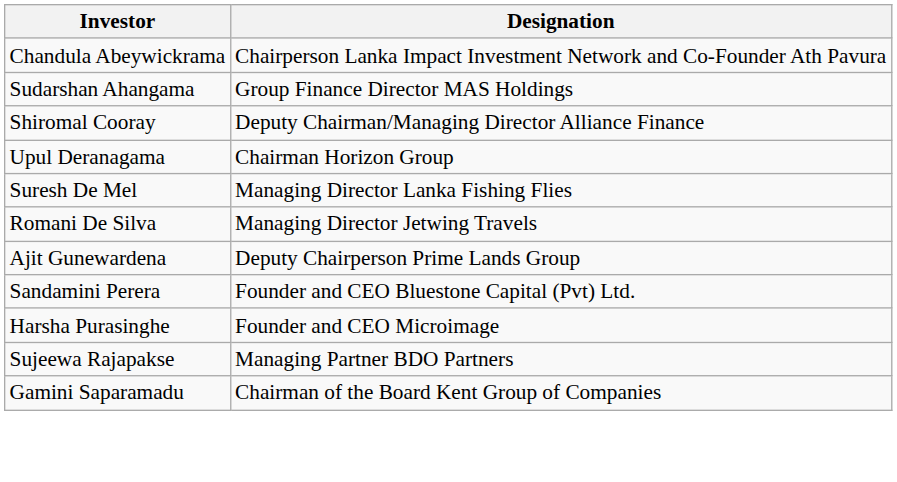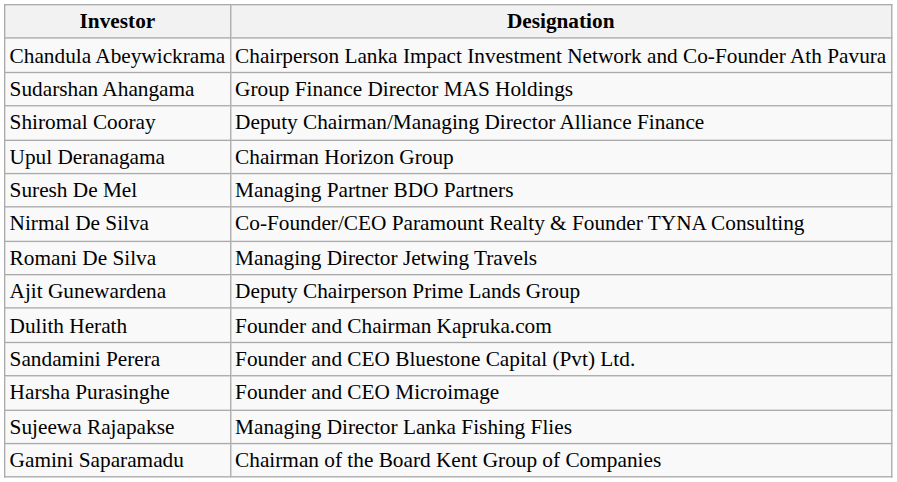(404, 190) Managing Director Lanka Fishing Flies -> (374, 190) Managing Partner BDO Partners
+ row: (79, 223)
+ row: (68, 325)
(374, 358) Managing Partner BDO Partners -> (404, 426) Managing Director Lanka Fishing Flies
